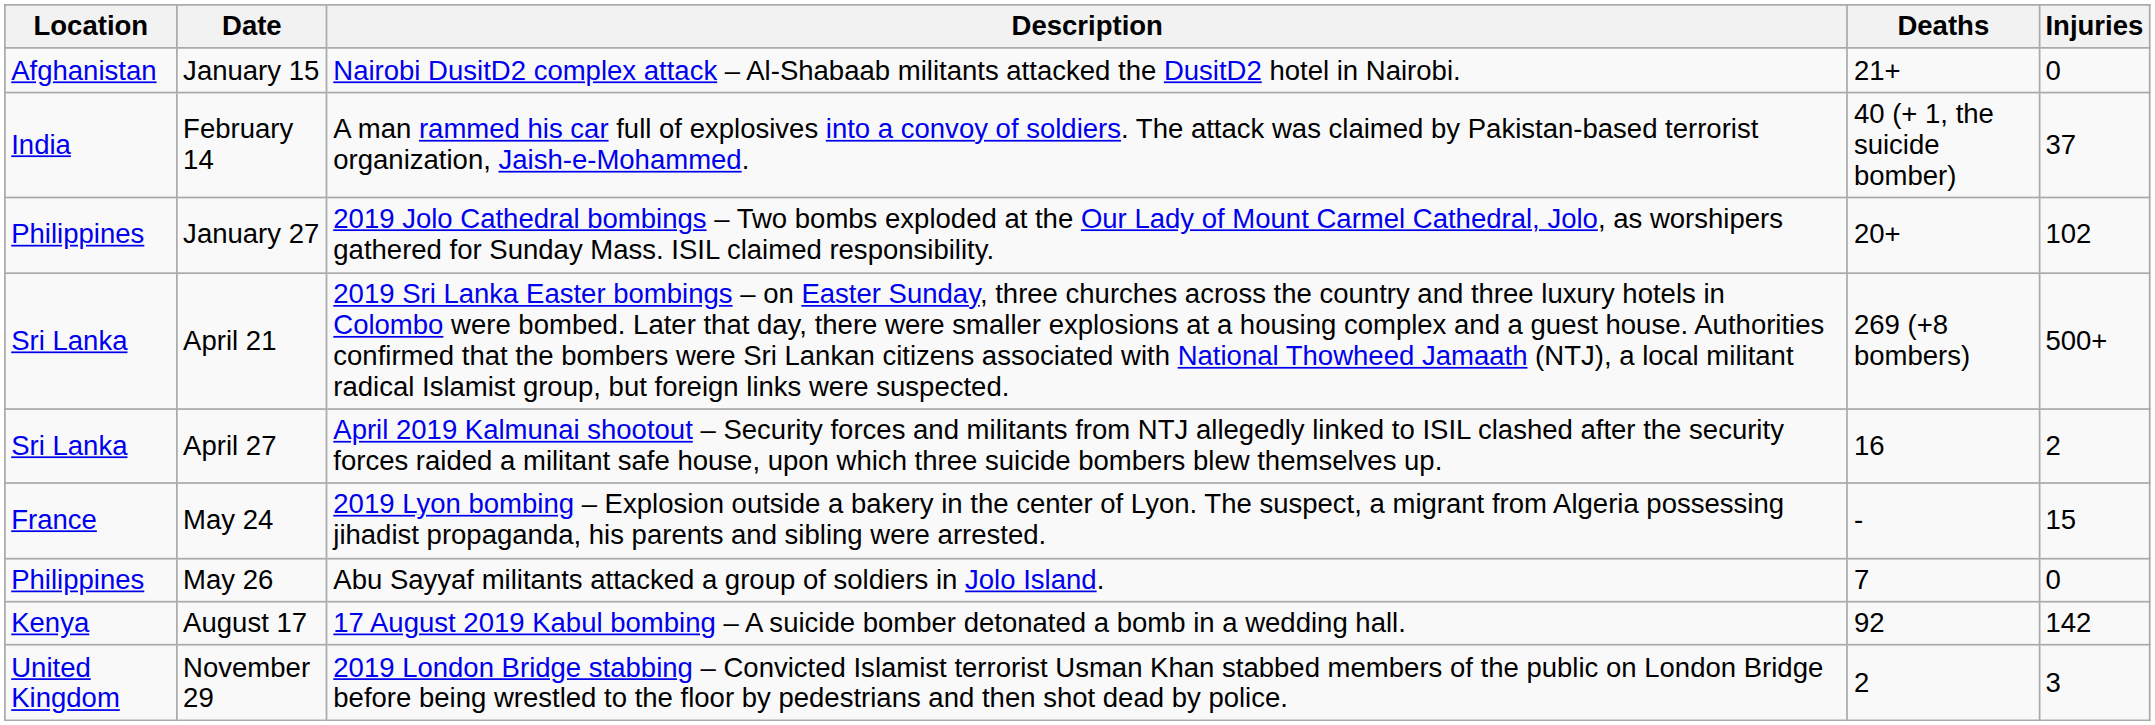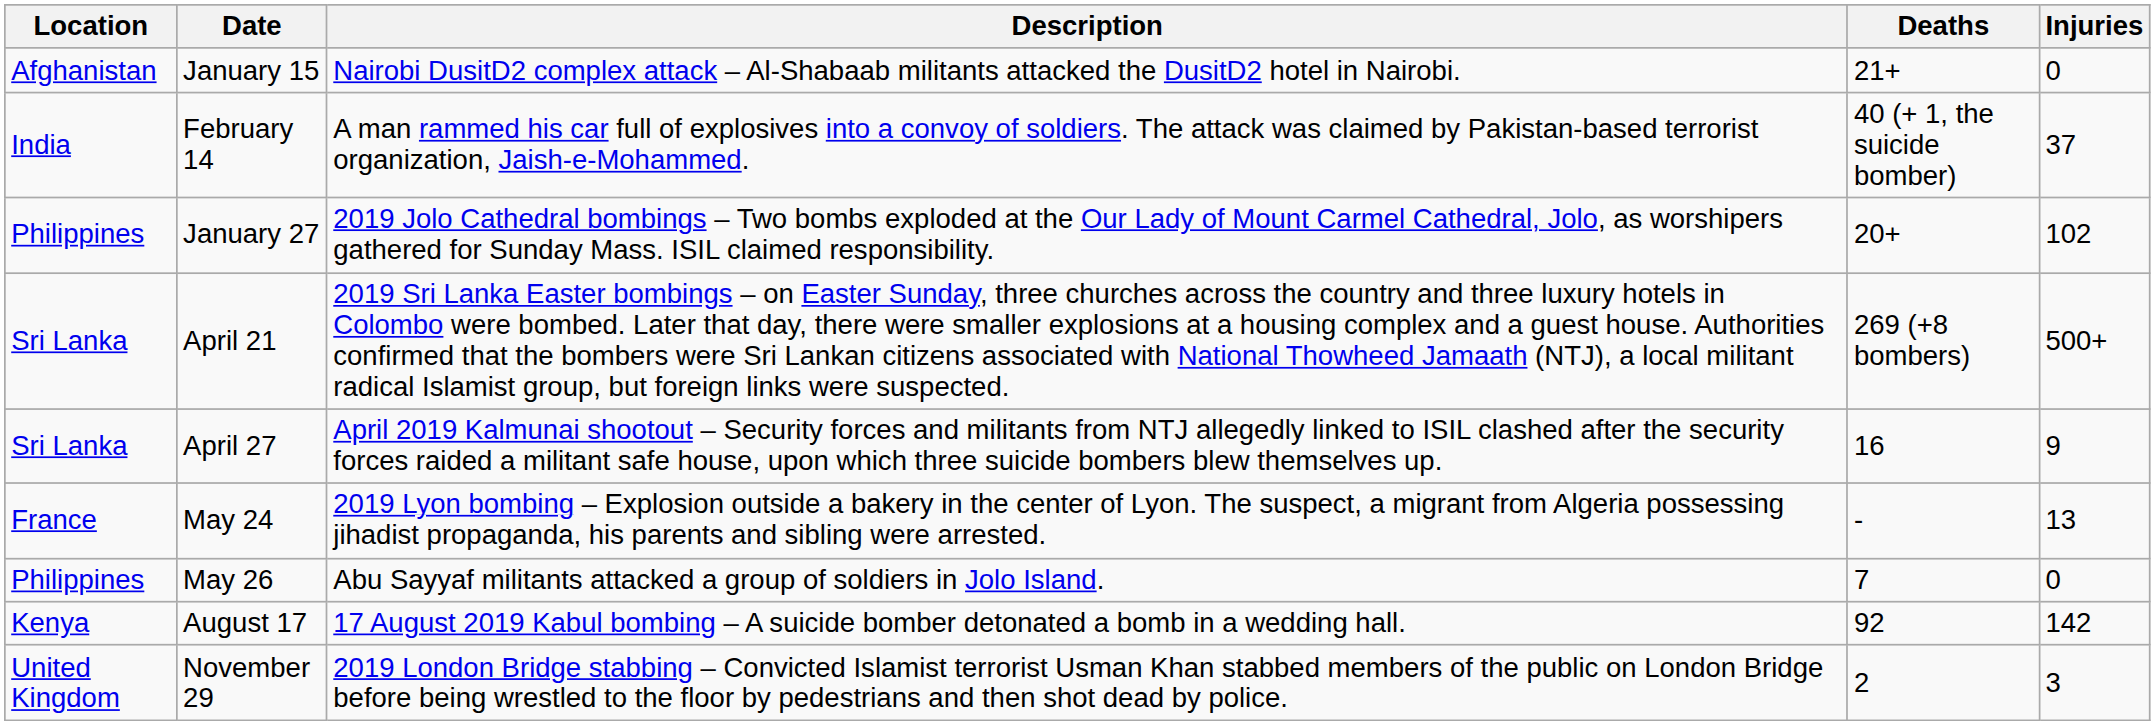(2053, 445) 2 -> (2053, 445) 9
(2061, 520) 15 -> (2061, 520) 13
